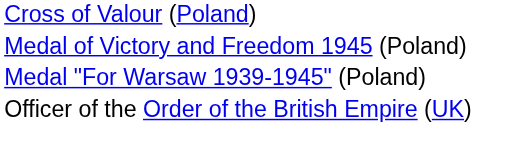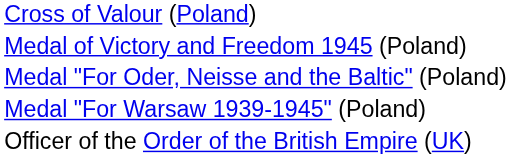+ row: (255, 77)
